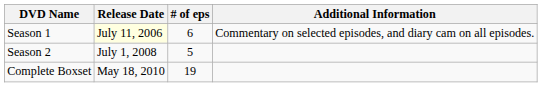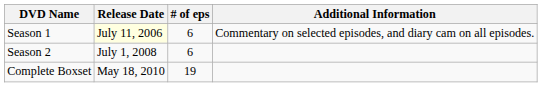(190, 52) 5 -> (190, 52) 6
